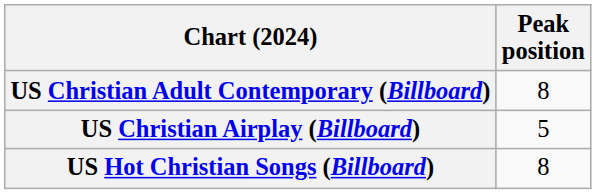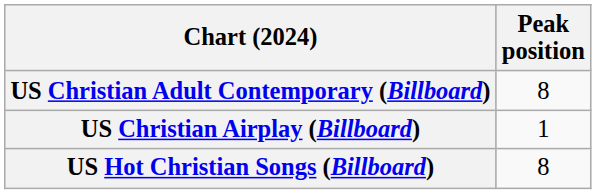(543, 129) 5 -> (543, 129) 1
